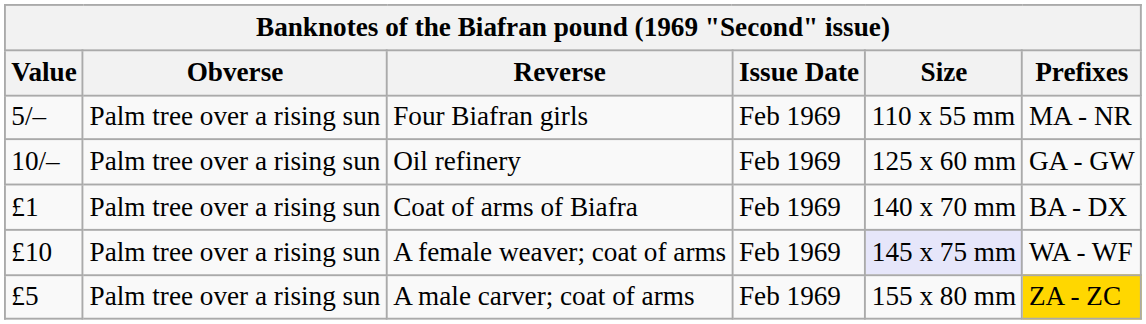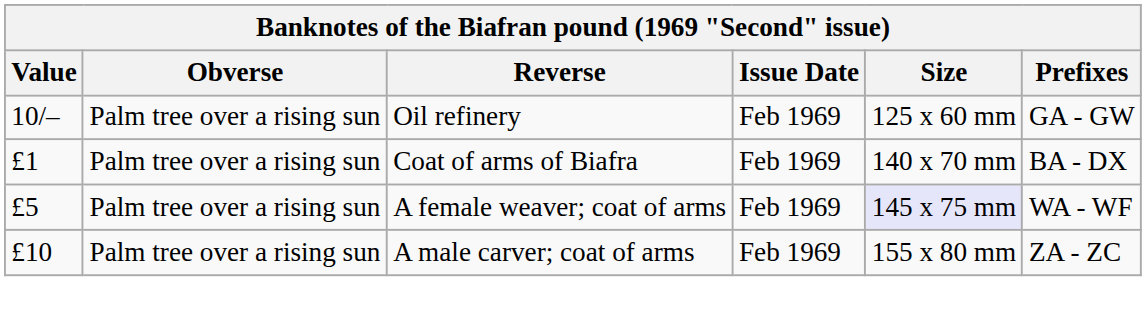- row: (491, 117)
(32, 251) £10 -> (25, 206) £5
(25, 296) £5 -> (32, 251) £10
(1075, 296) gold background -> (1075, 251) no background
